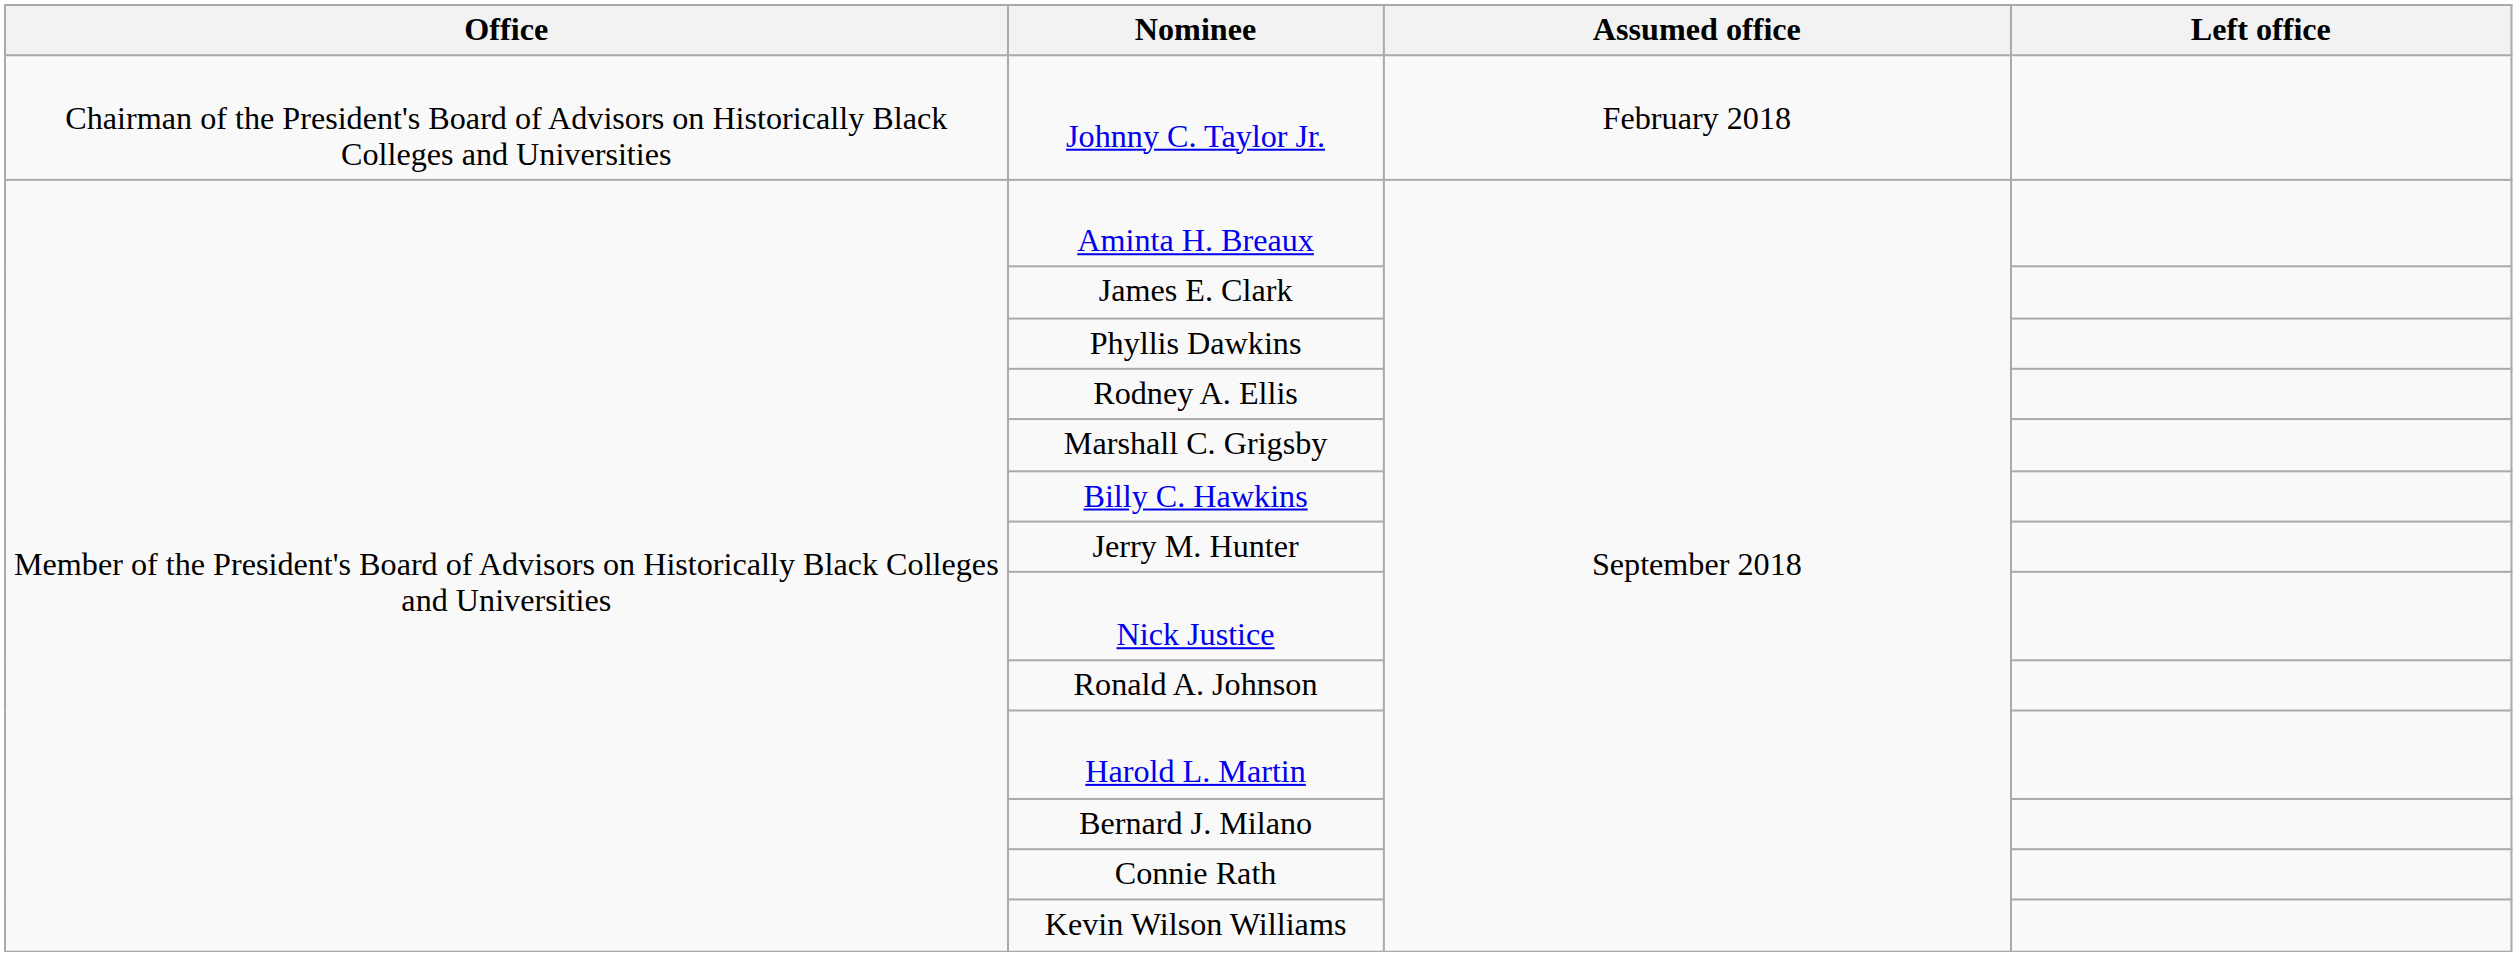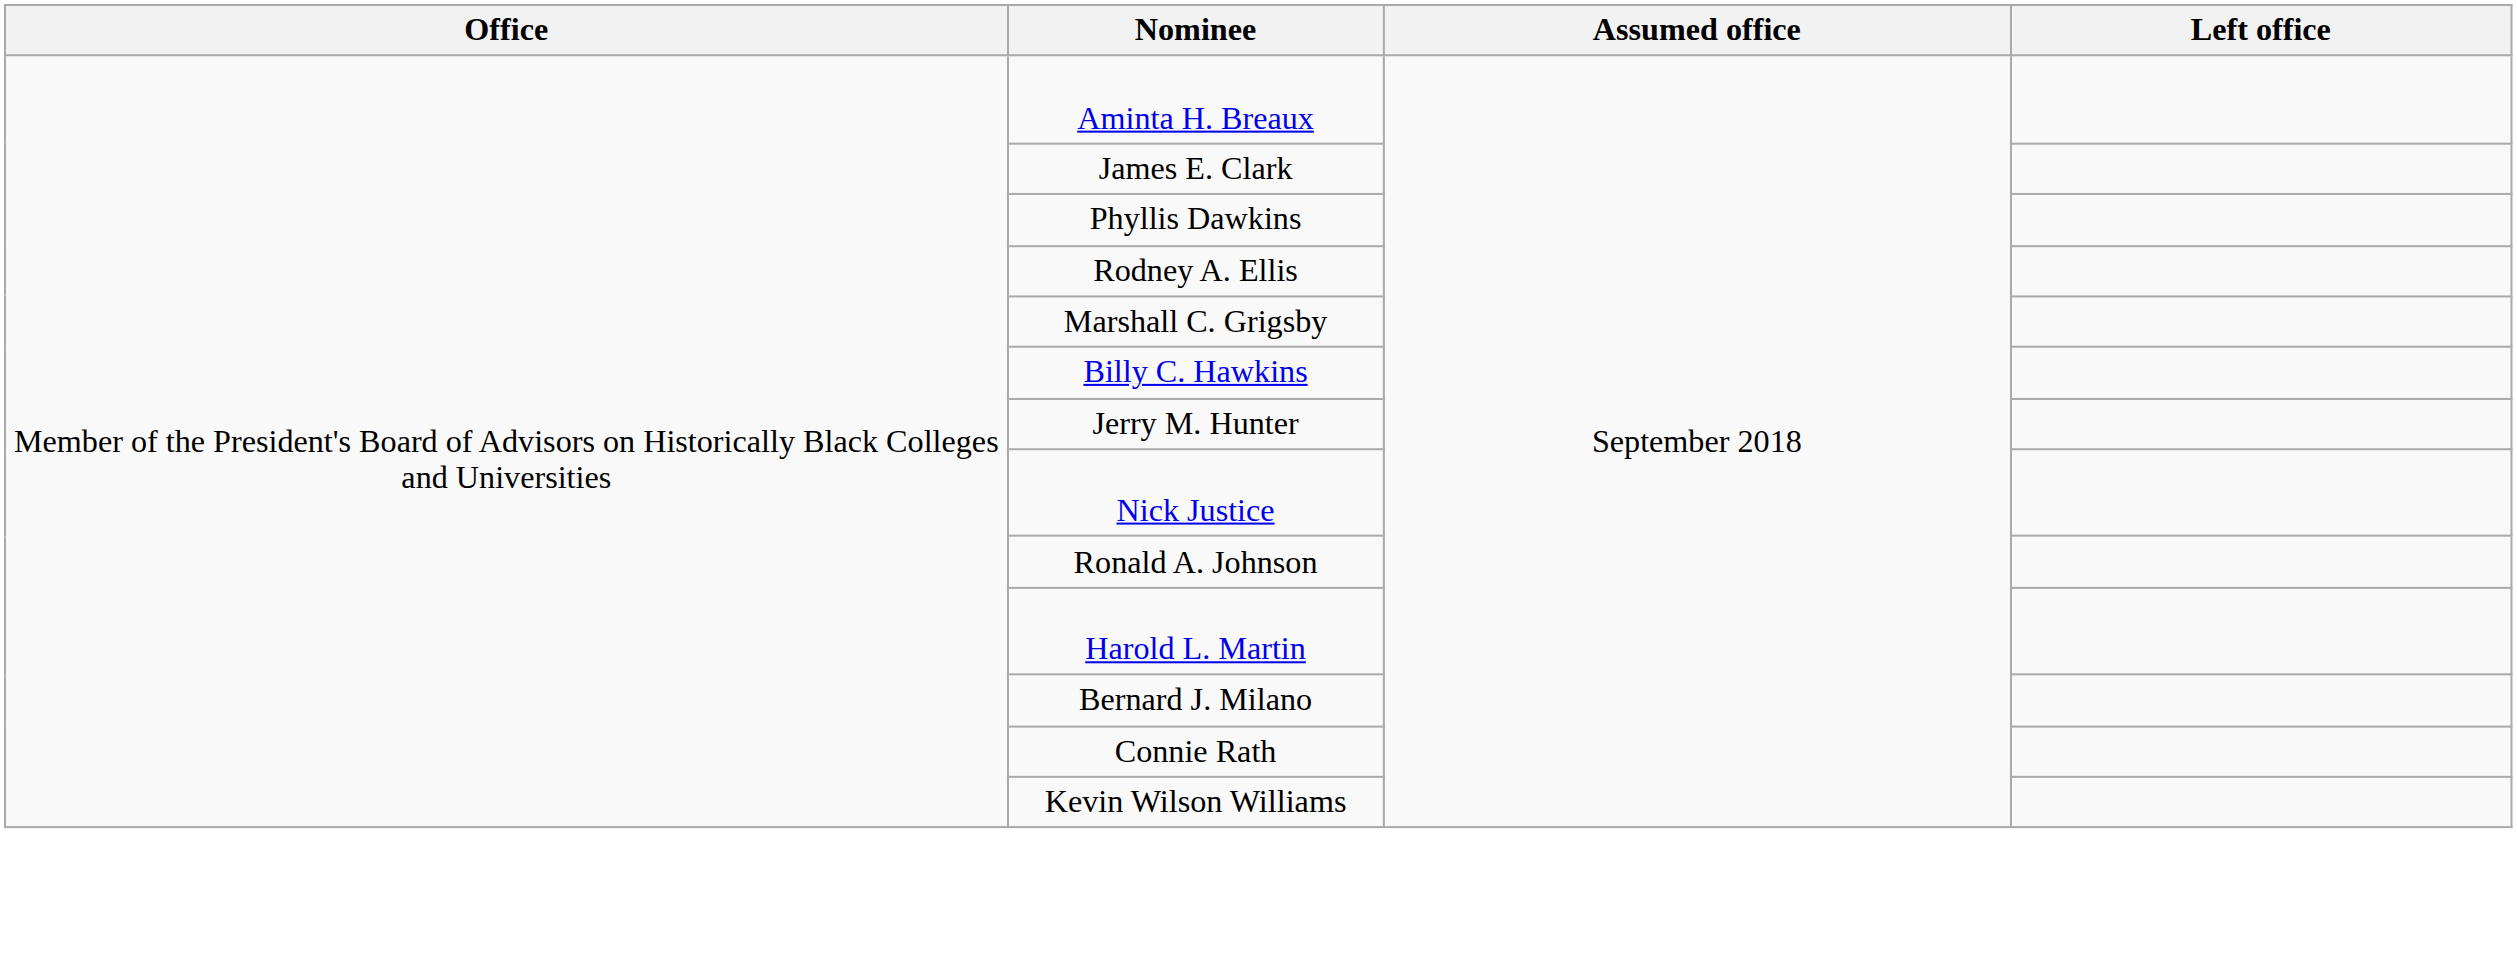- row: (1196, 135)
